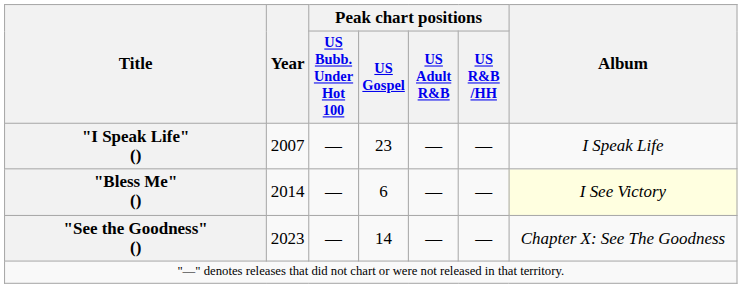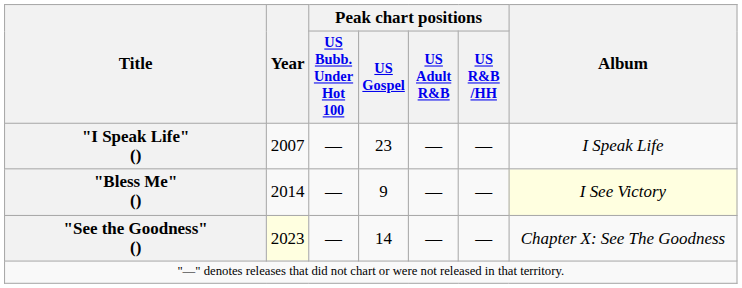(384, 191) 6 -> (384, 191) 9
(288, 237) no background -> (288, 237) lightyellow background
